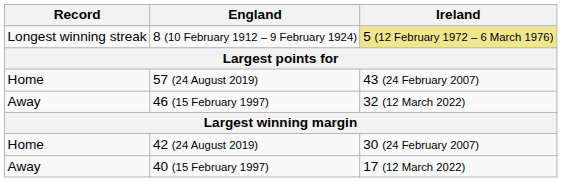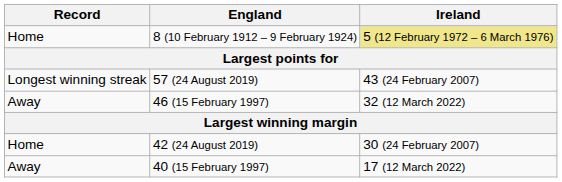(77, 36) Longest winning streak -> (26, 36) Home
(26, 79) Home -> (77, 79) Longest winning streak
